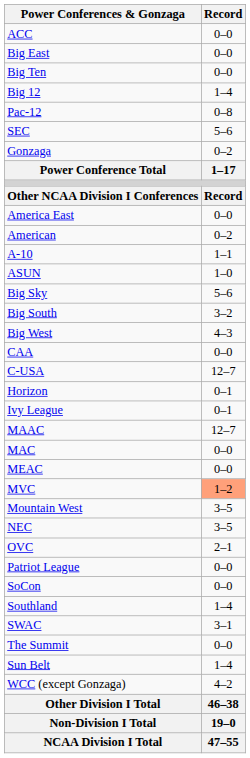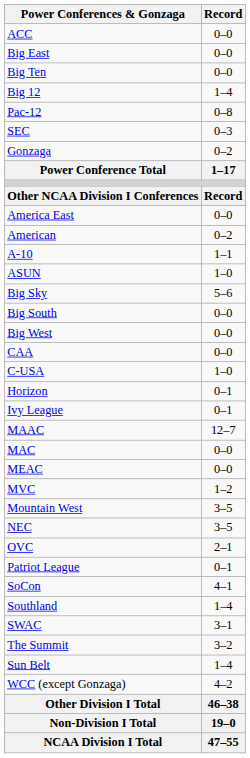(223, 131) 5–6 -> (223, 131) 0–3
(223, 313) 3–2 -> (223, 313) 0–0
(223, 332) 4–3 -> (223, 332) 0–0
(223, 371) 12–7 -> (223, 371) 1–0
(223, 488) lightsalmon background -> (223, 488) no background
(223, 567) 0–0 -> (223, 567) 0–1
(223, 586) 0–0 -> (223, 586) 4–1
(223, 645) 0–0 -> (223, 645) 3–2
